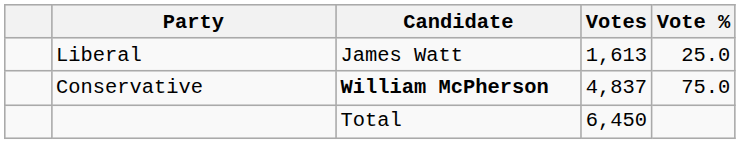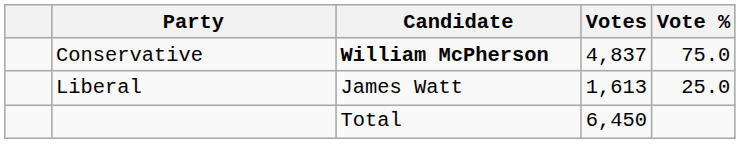rows swapped: (130, 88) <-> (99, 55)
